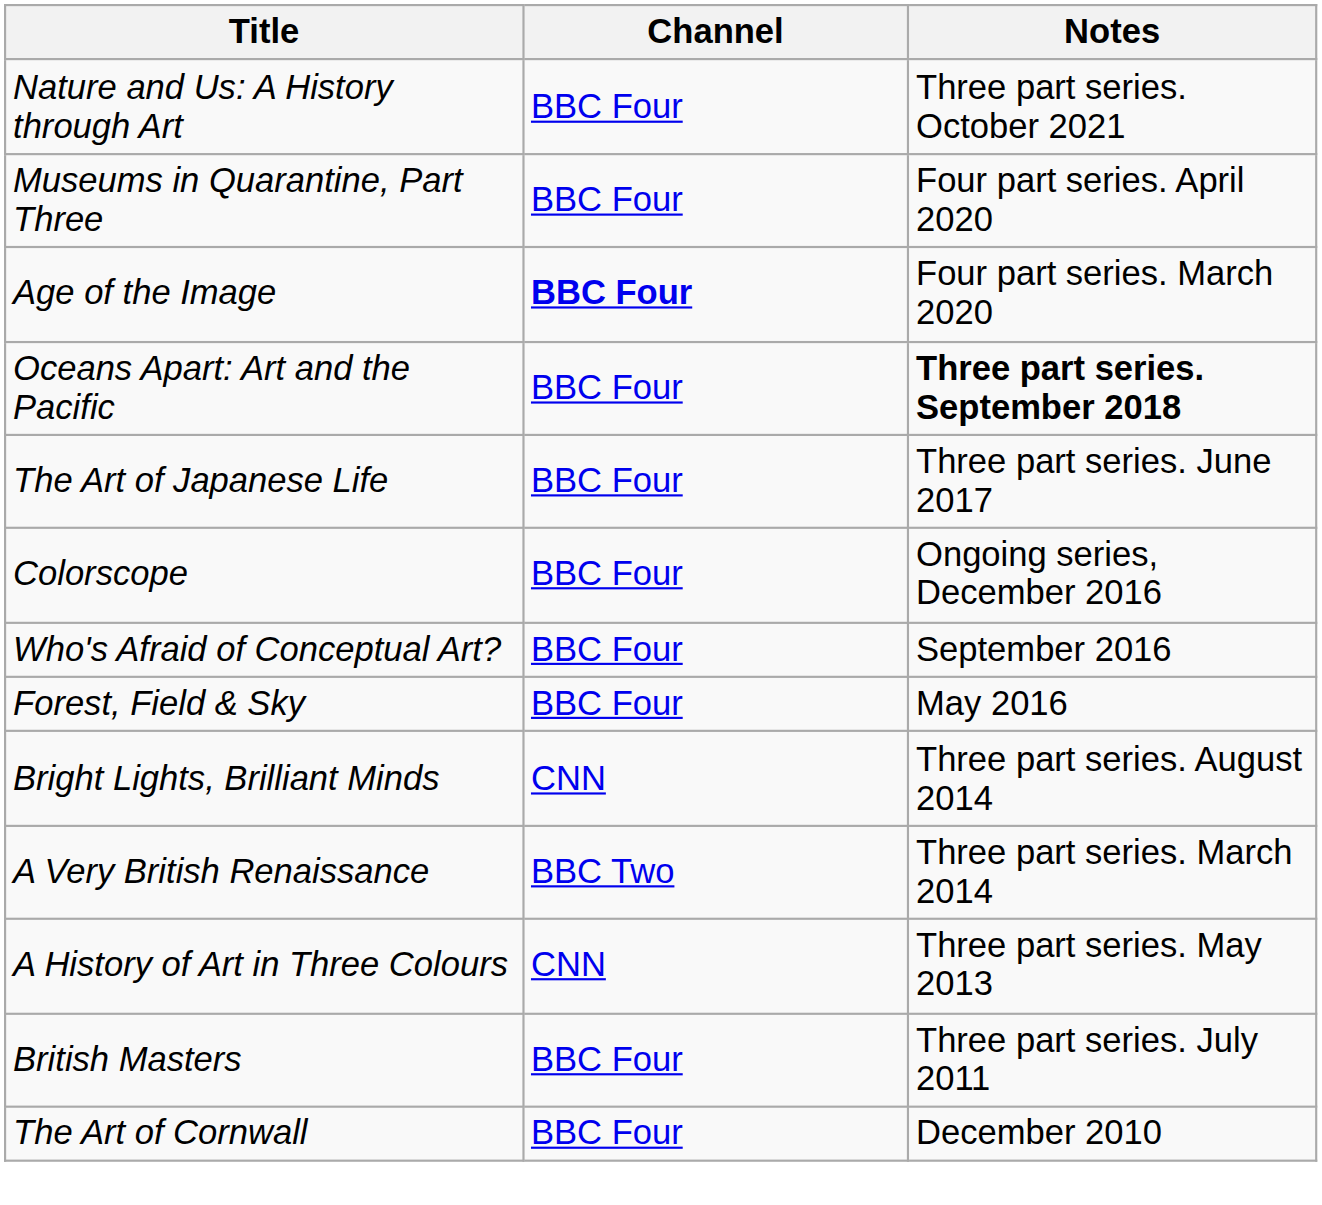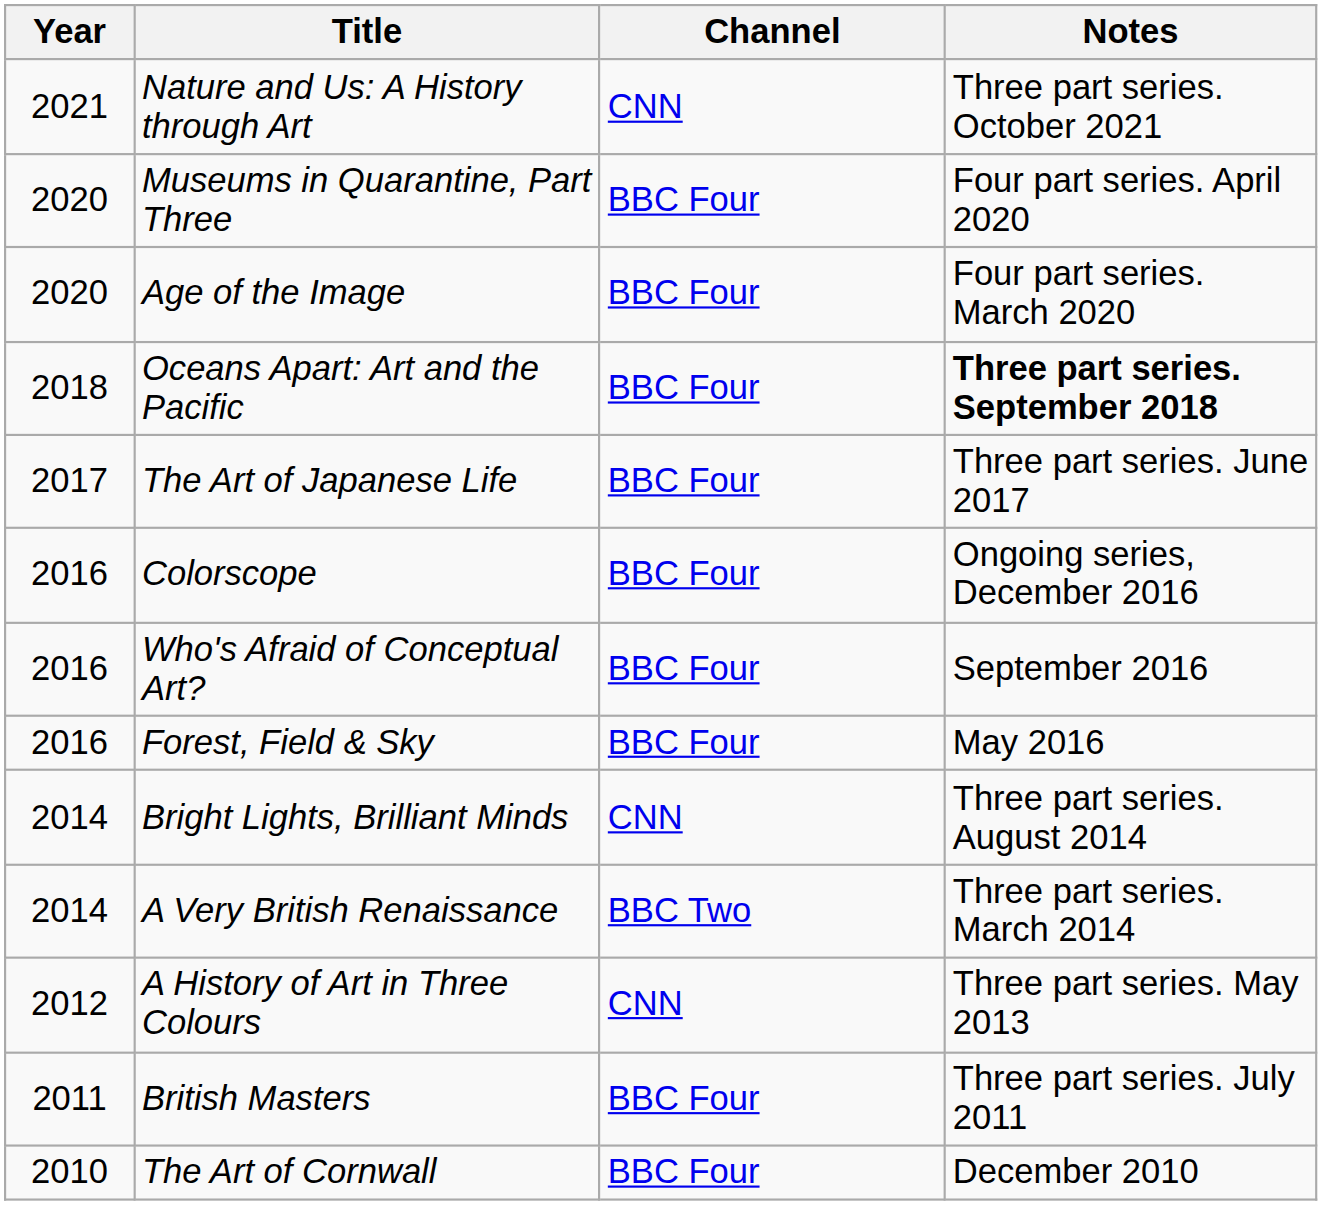+ column: (70, 31)
(607, 106) BBC Four -> (645, 106) CNN
(612, 293) bold -> (684, 293) normal
